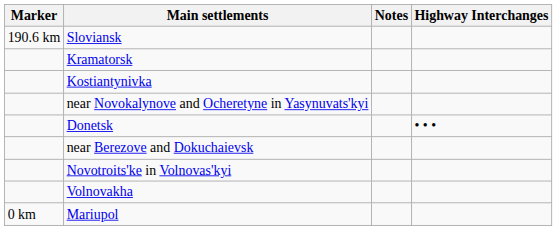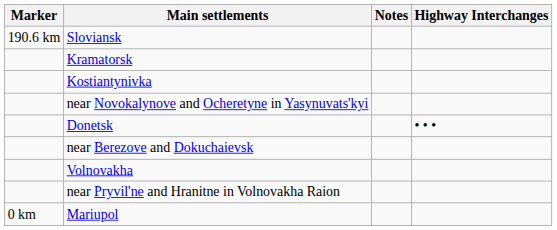- row: (149, 170)
+ row: (203, 192)
